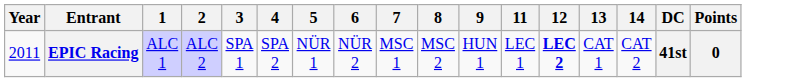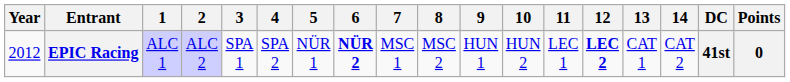+ column: (523, 17)
(24, 53) 2011 -> (24, 53) 2012
(355, 53) normal -> (355, 53) bold
